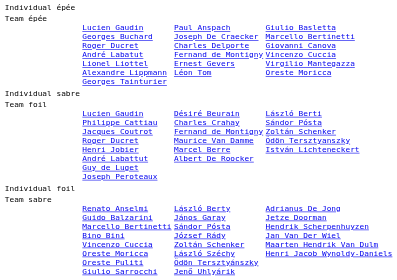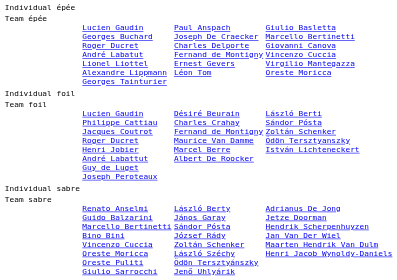rows swapped: (40, 188) <-> (42, 93)
